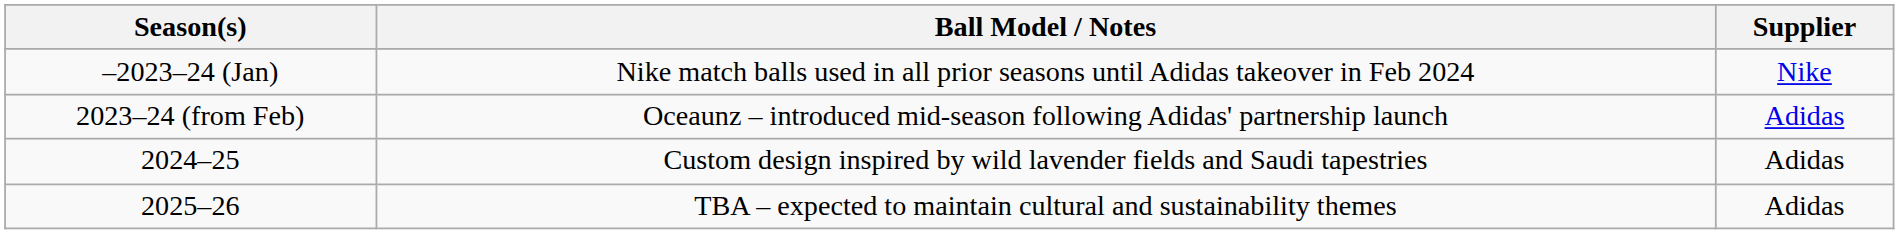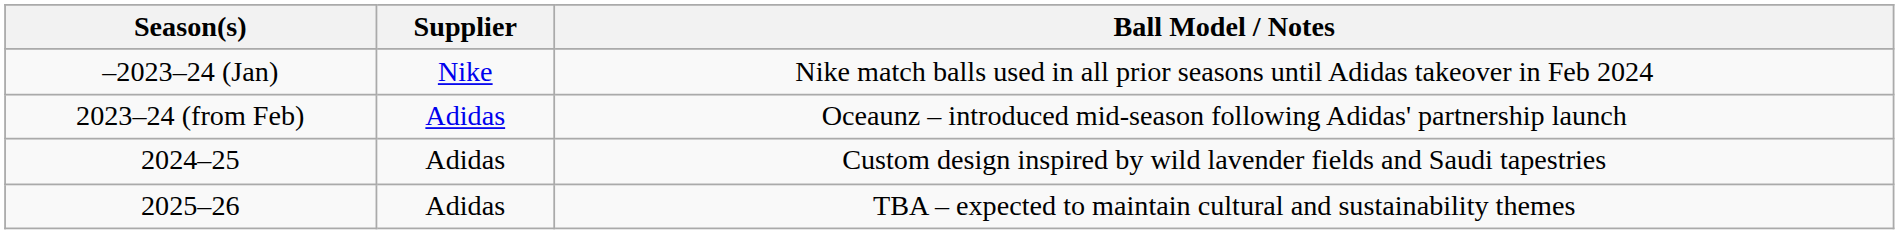columns swapped: (1804, 26) <-> (1045, 26)
